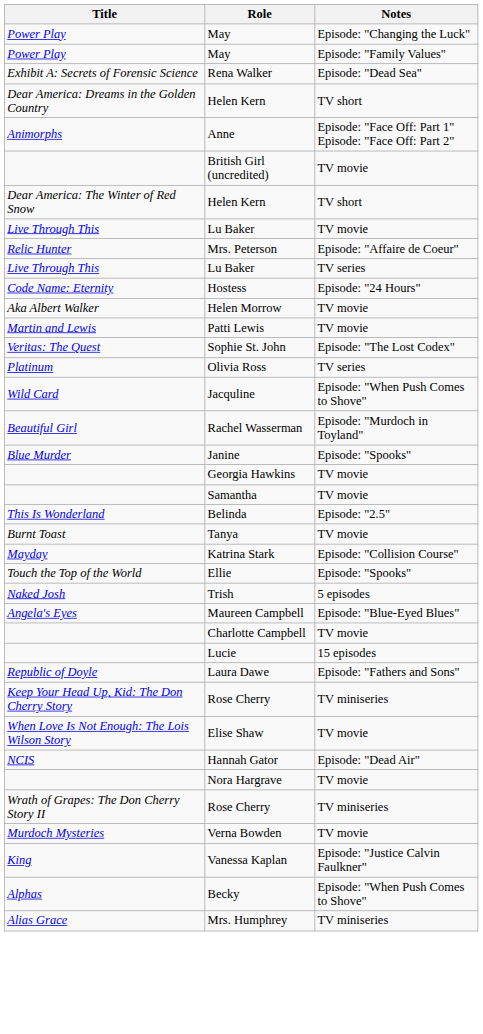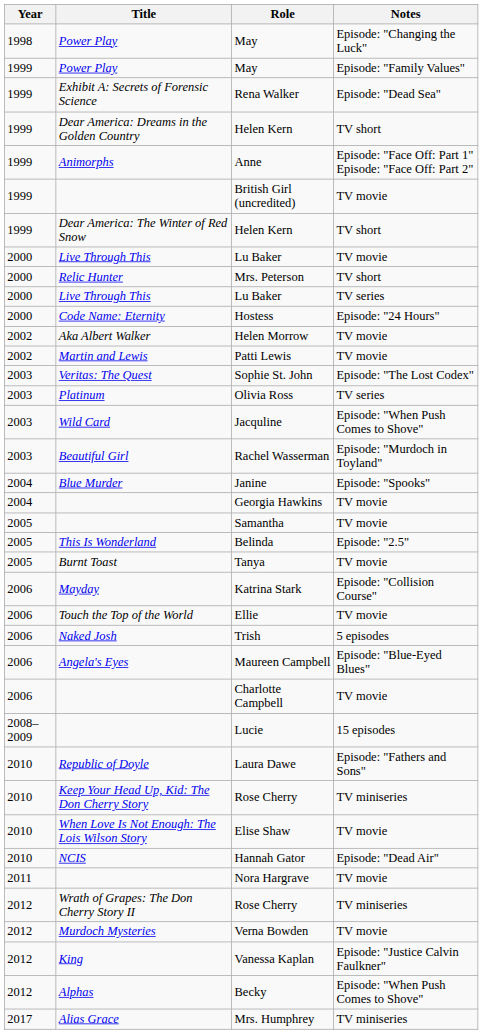+ column: (30, 14)
(388, 248) Episode: "Affaire de Coeur" -> (359, 276) TV short
(364, 573) Episode: "Spooks" -> (362, 615) TV movie
